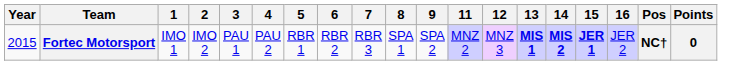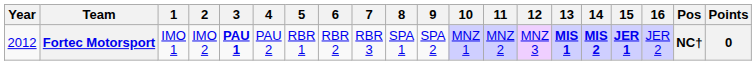+ column: (466, 14)
(22, 42) 2015 -> (22, 42) 2012
(236, 42) normal -> (236, 42) bold
